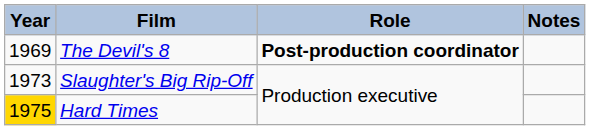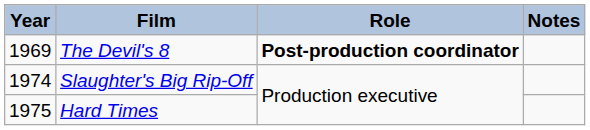(30, 80) 1973 -> (30, 80) 1974
(30, 110) gold background -> (30, 110) no background
